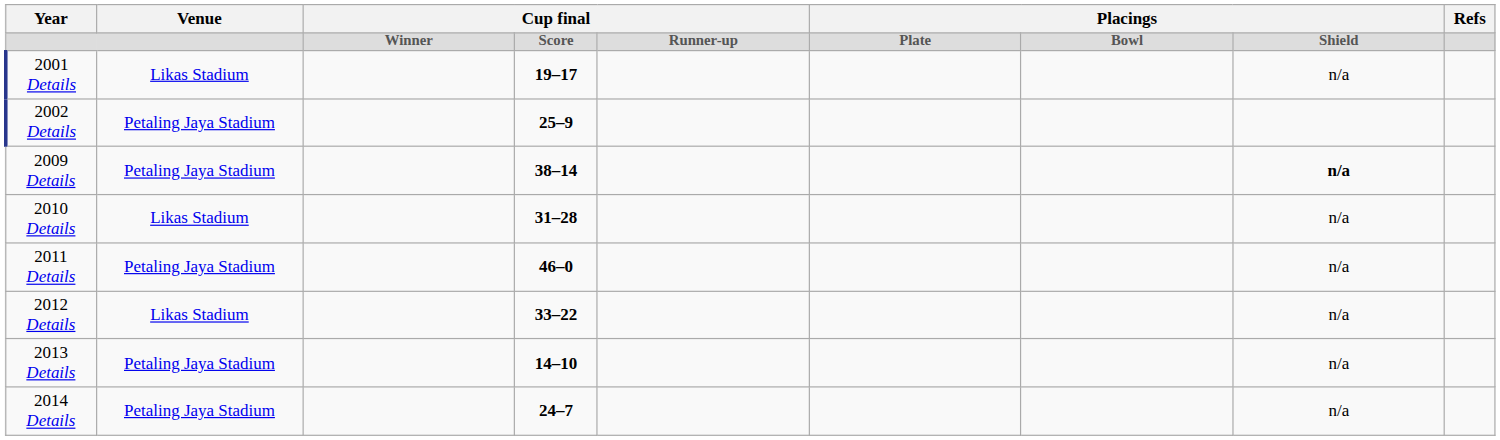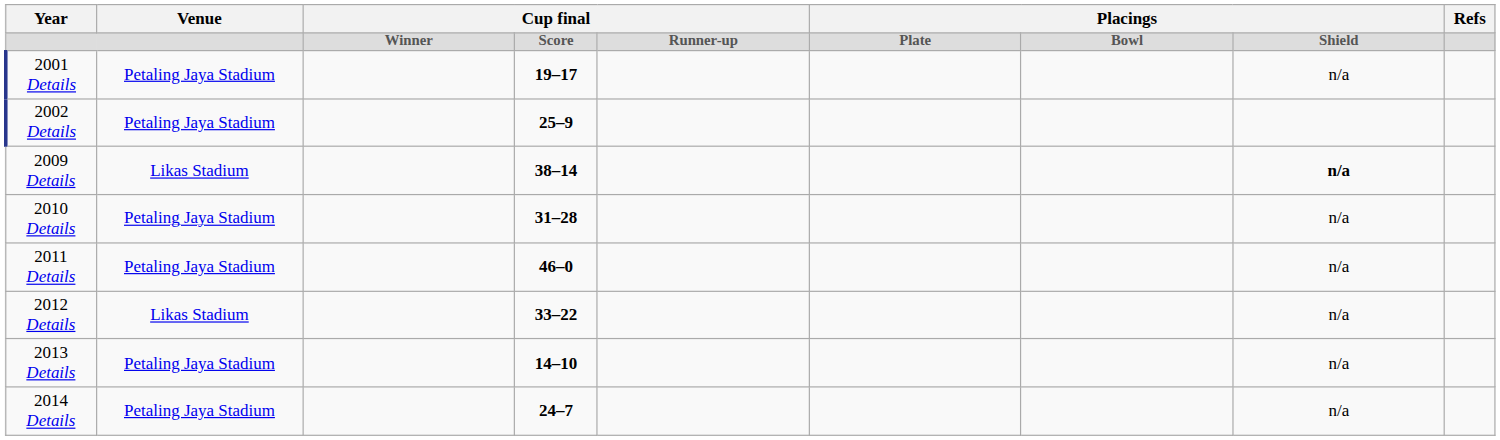(199, 74) Likas Stadium -> (199, 74) Petaling Jaya Stadium
(199, 170) Petaling Jaya Stadium -> (199, 170) Likas Stadium
(199, 218) Likas Stadium -> (199, 218) Petaling Jaya Stadium
